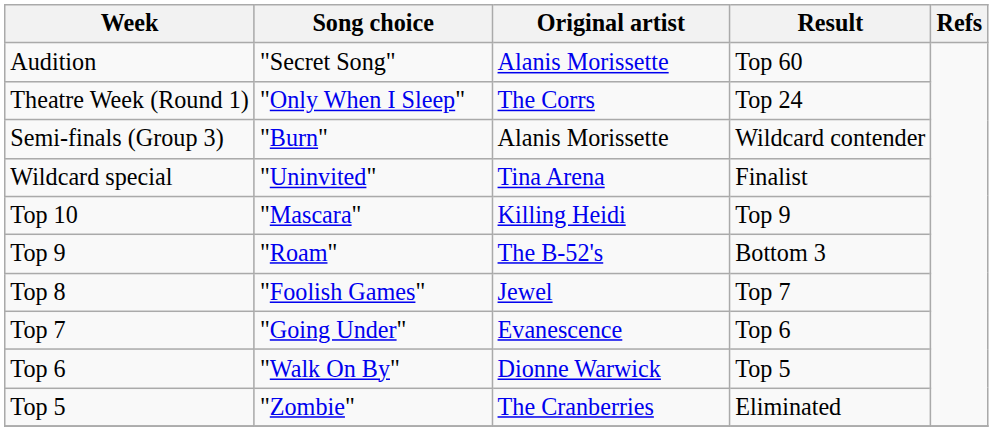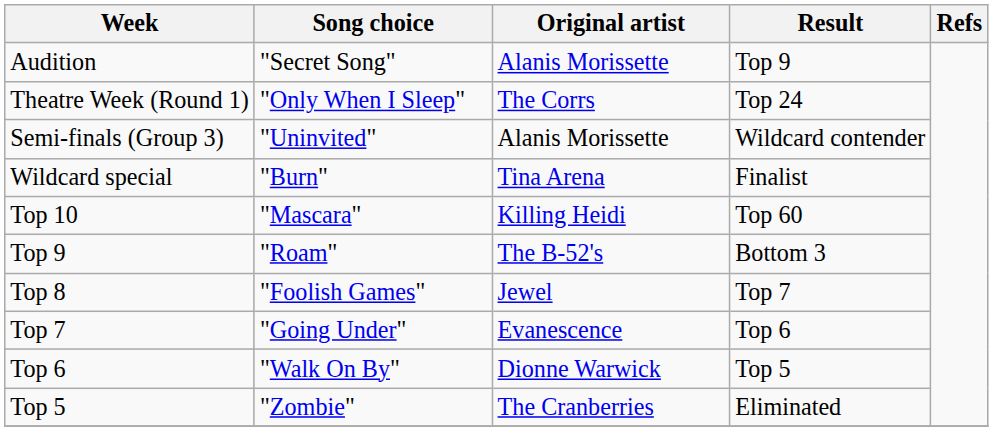(769, 61) Top 60 -> (763, 61) Top 9
(294, 138) "Burn" -> (318, 138) "Uninvited"
(318, 176) "Uninvited" -> (294, 176) "Burn"
(763, 215) Top 9 -> (769, 215) Top 60
